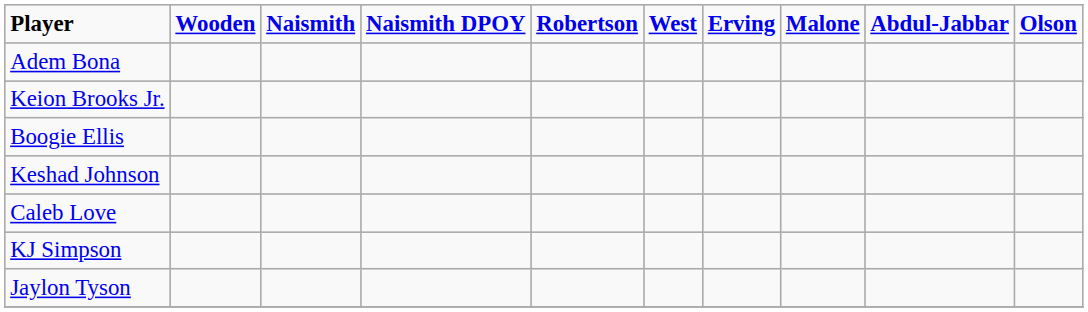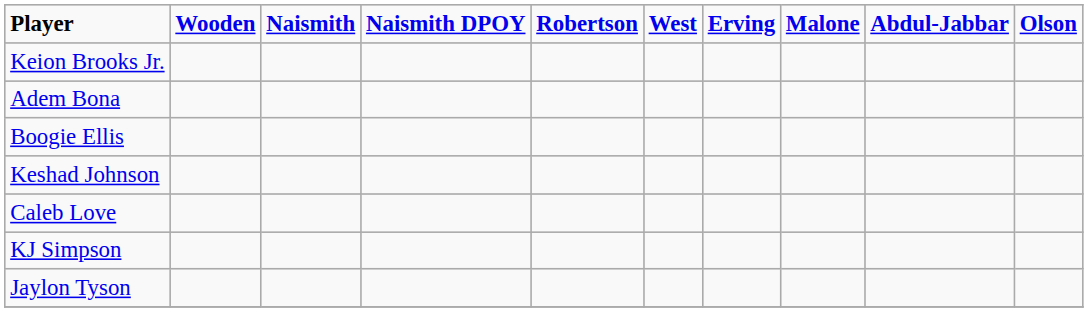rows swapped: (65, 61) <-> (87, 99)
